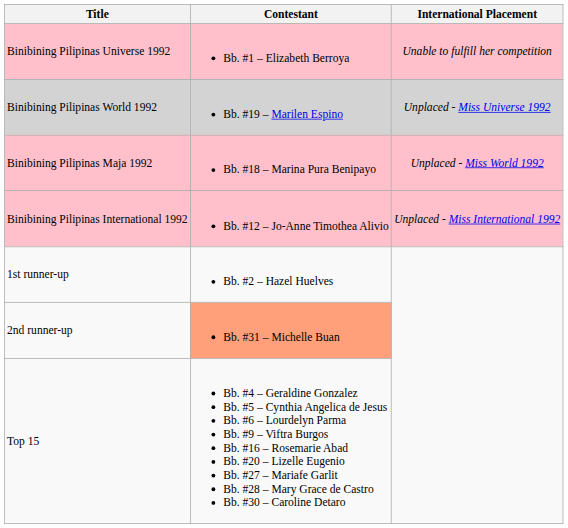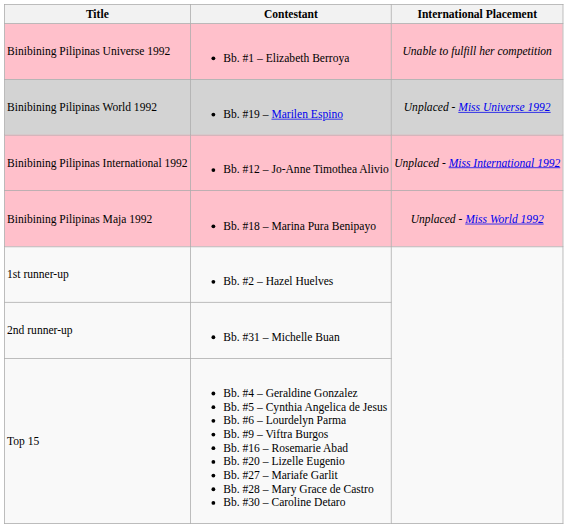rows swapped: (97, 219) <-> (80, 163)
(291, 337) lightsalmon background -> (291, 337) no background
